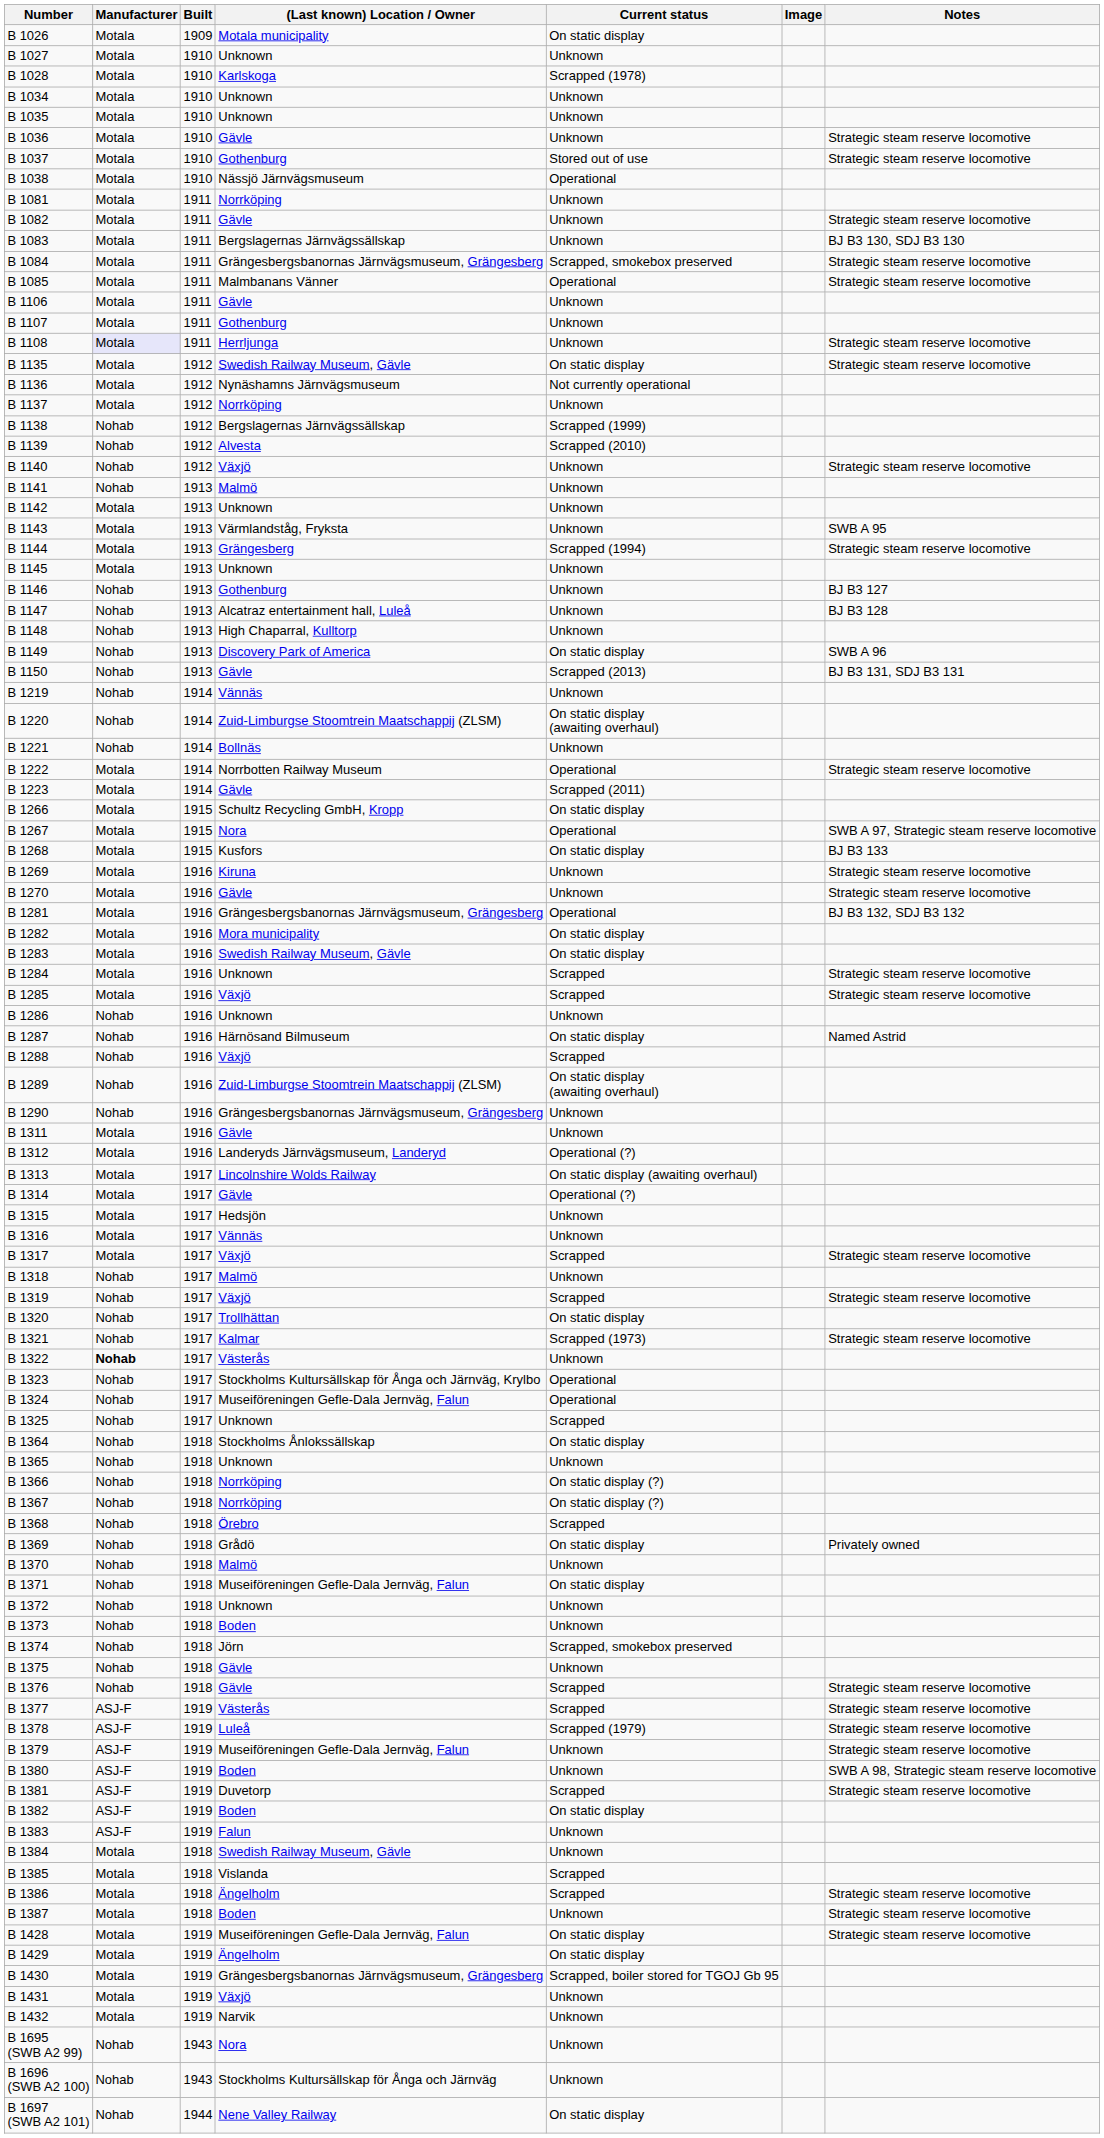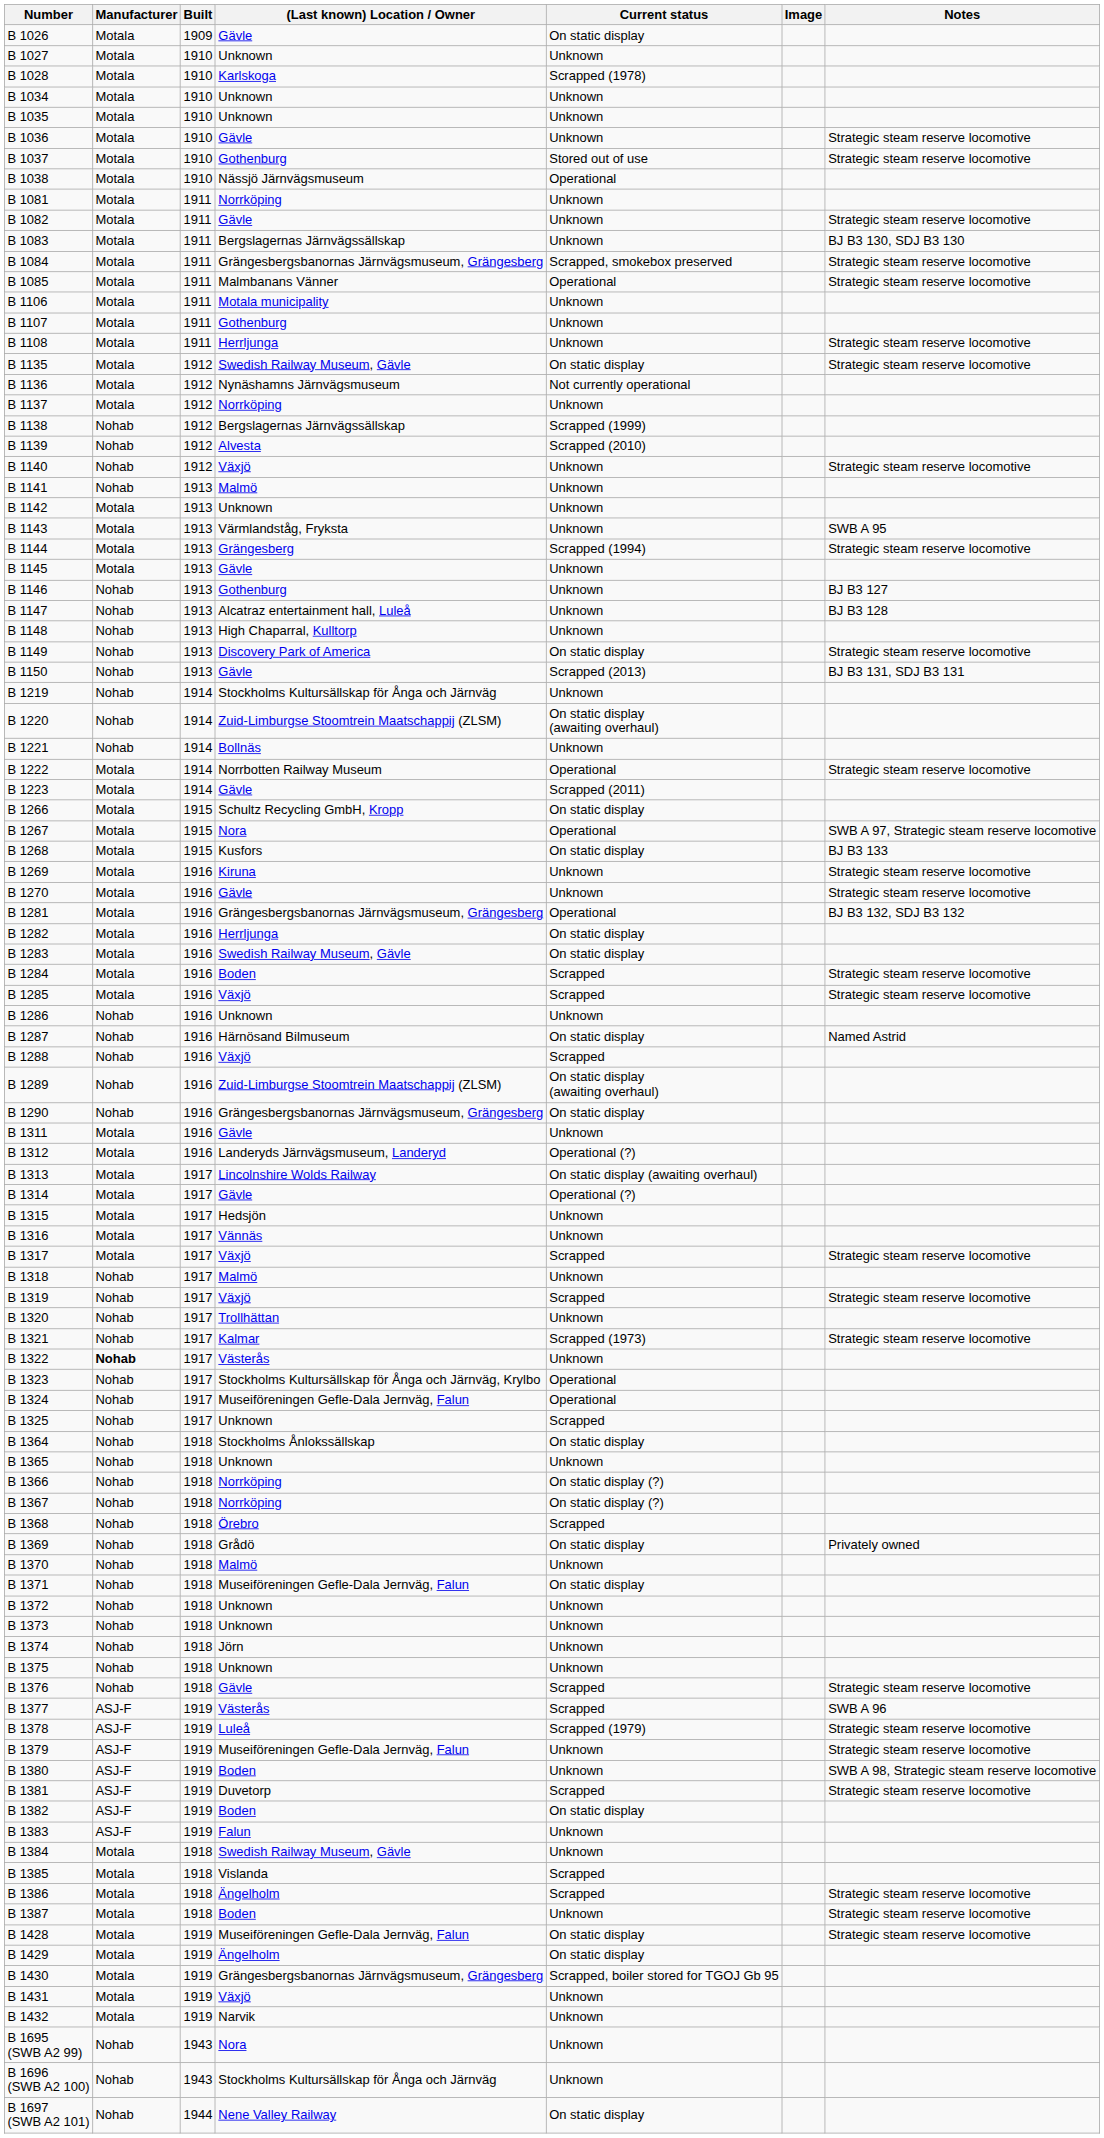(273, 35) Motala municipality -> (235, 35) Gävle
(235, 302) Gävle -> (273, 302) Motala municipality
(115, 343) lavender background -> (115, 343) no background
(245, 569) Unknown -> (235, 569) Gävle
(857, 651) SWB A 96 -> (929, 651) Strategic steam reserve locomotive
(240, 693) Vännäs -> (357, 693) Stockholms Kultursällskap för Ånga och Järnväg
(269, 933) Mora municipality -> (248, 933) Herrljunga
(245, 974) Unknown -> (237, 974) Boden
(576, 1112) Unknown -> (597, 1112) On static display
(597, 1318) On static display -> (576, 1318) Unknown
(237, 1626) Boden -> (245, 1626) Unknown
(641, 1647) Scrapped, smokebox preserved -> (576, 1647) Unknown
(235, 1667) Gävle -> (245, 1667) Unknown
(929, 1708) Strategic steam reserve locomotive -> (857, 1708) SWB A 96
